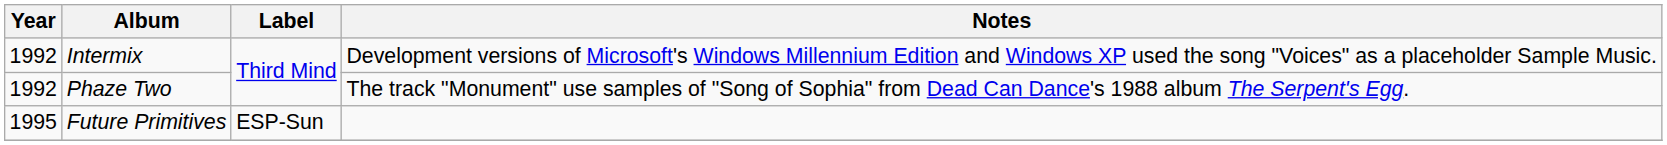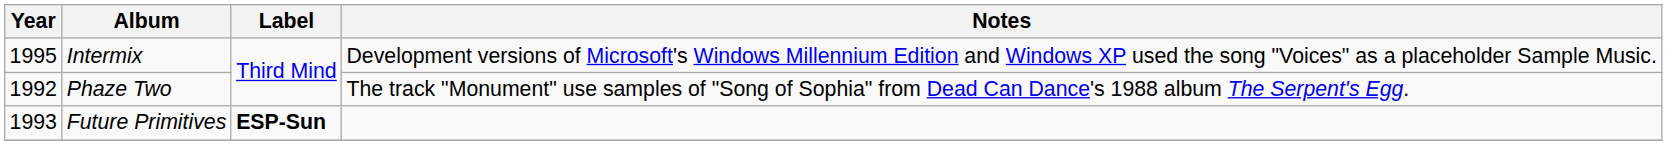(33, 55) 1992 -> (33, 55) 1995
(33, 122) 1995 -> (33, 122) 1993
(280, 122) normal -> (281, 122) bold
